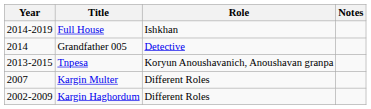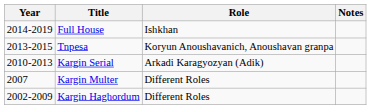- row: (92, 46)
+ row: (86, 63)
